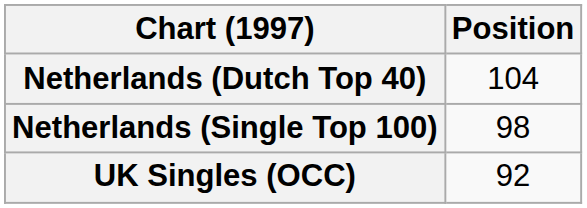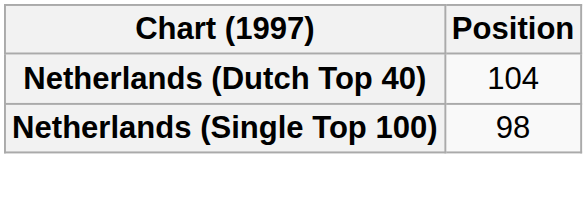- row: (225, 176)
